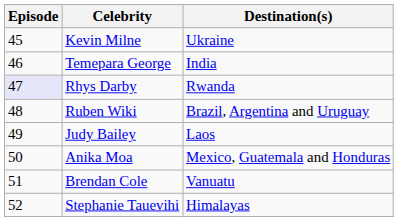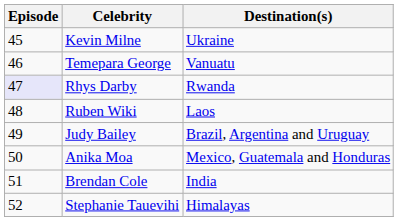(201, 63) India -> (210, 63) Vanuatu
(278, 110) Brazil, Argentina and Uruguay -> (201, 110) Laos
(201, 134) Laos -> (278, 134) Brazil, Argentina and Uruguay
(210, 181) Vanuatu -> (201, 181) India
